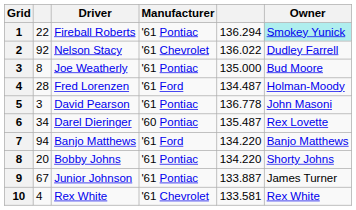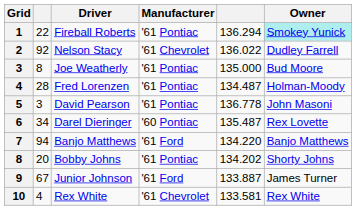(162, 86) '61 Ford -> (170, 86) '61 Pontiac
(241, 159) 134.220 -> (241, 159) 134.202
(170, 178) '61 Pontiac -> (162, 178) '61 Ford
